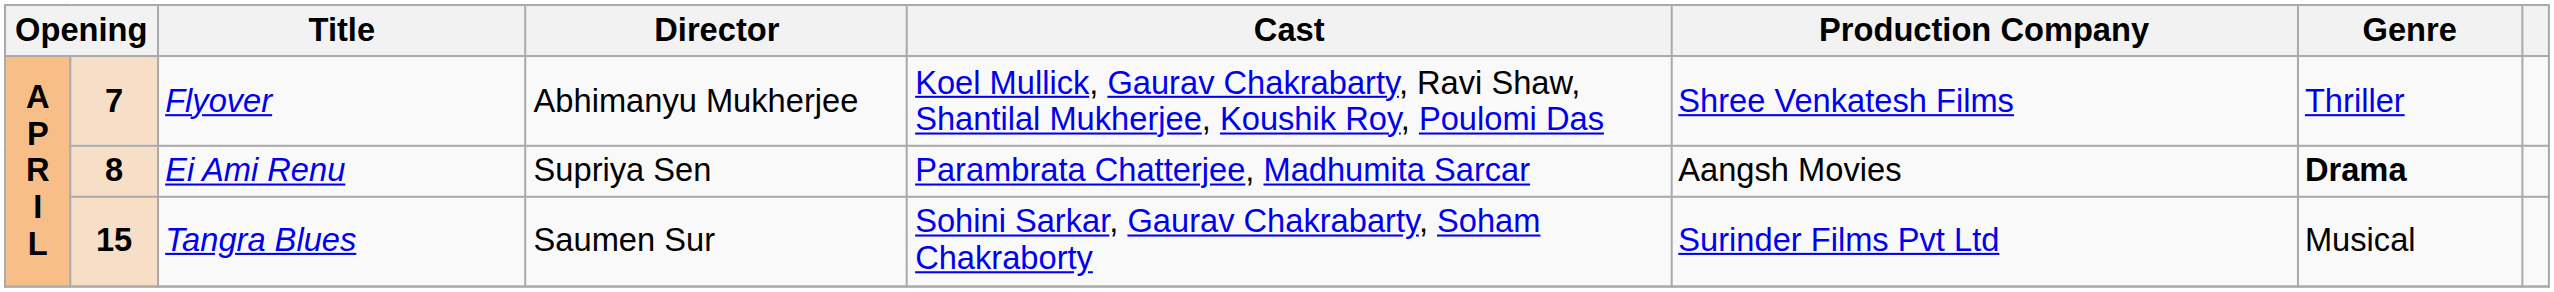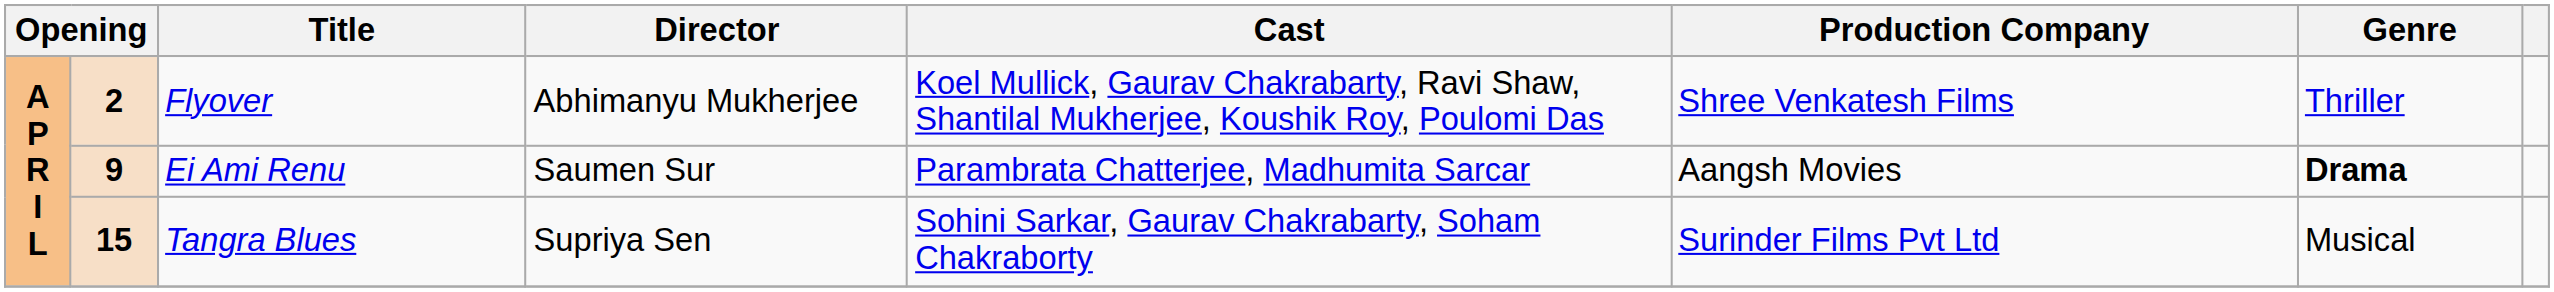(114, 100) 7 -> (114, 100) 2
(114, 170) 8 -> (114, 170) 9
(622, 170) Supriya Sen -> (624, 170) Saumen Sur
(624, 240) Saumen Sur -> (622, 240) Supriya Sen
